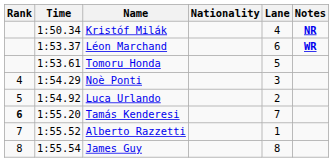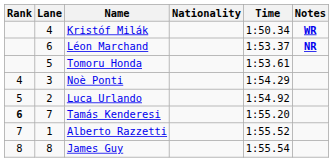columns swapped: (277, 13) <-> (59, 13)
(310, 30) NR -> (310, 30) WR
(310, 47) WR -> (310, 47) NR
